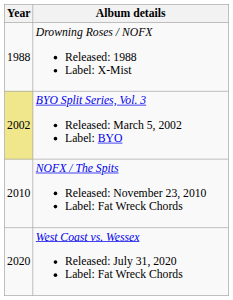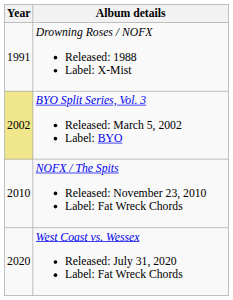(19, 57) 1988 -> (19, 57) 1991
